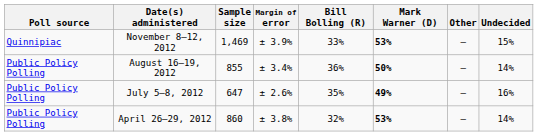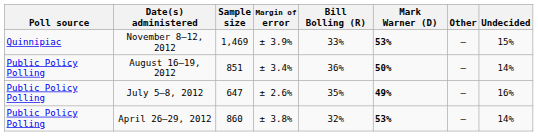(235, 68) 855 -> (235, 68) 851
